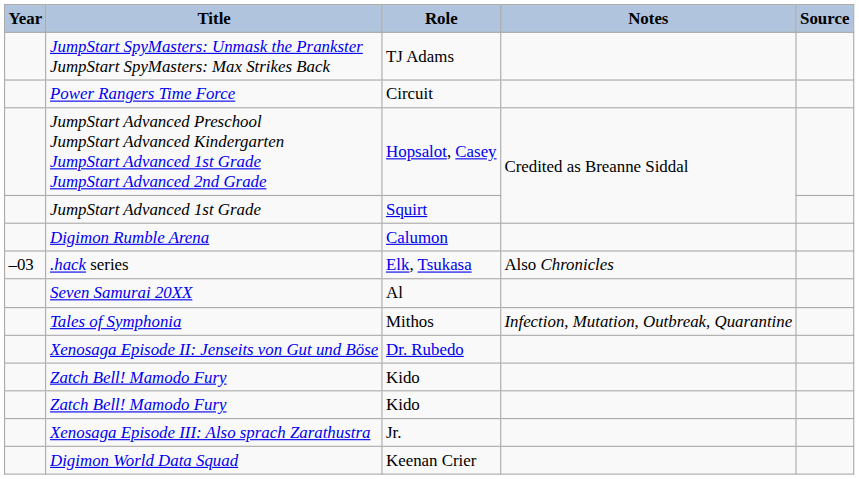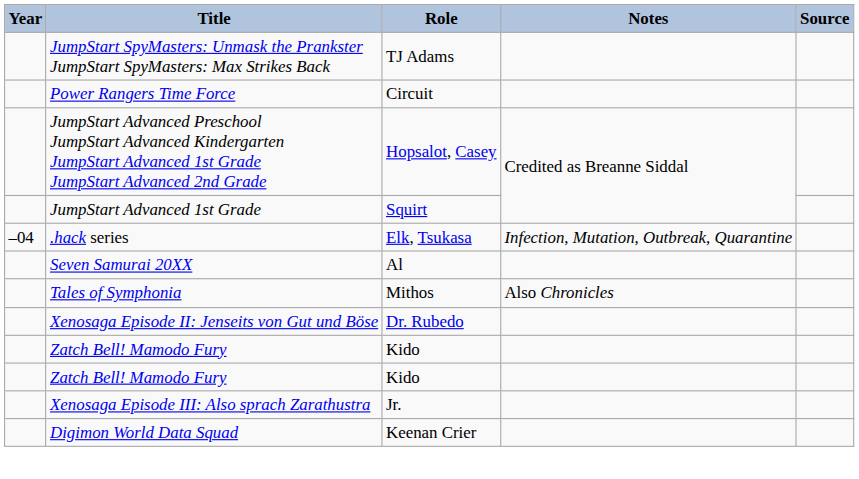- row: (130, 237)
(21, 265) –03 -> (21, 237) –04
(559, 265) Also Chronicles -> (648, 237) Infection, Mutation, Outbreak, Quarantine
(648, 321) Infection, Mutation, Outbreak, Quarantine -> (559, 293) Also Chronicles
